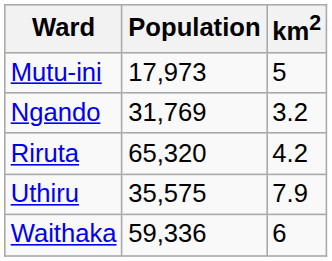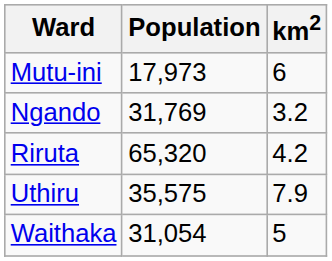(279, 72) 5 -> (279, 72) 6
(167, 234) 59,336 -> (167, 234) 31,054
(279, 234) 6 -> (279, 234) 5
